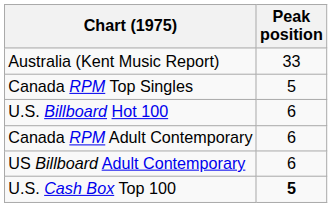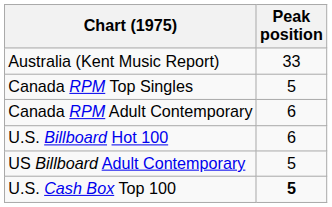rows swapped: (130, 138) <-> (88, 112)
(291, 163) 6 -> (291, 163) 5
